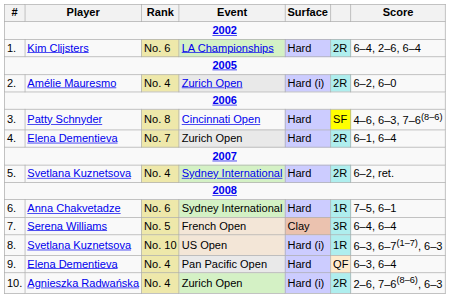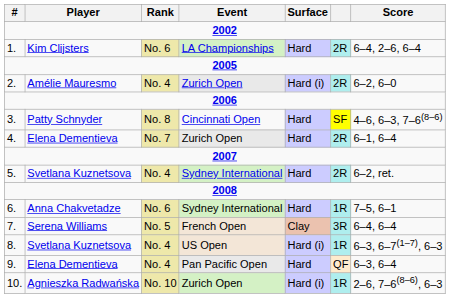(160, 245) No. 10 -> (157, 245) No. 4
(157, 283) No. 4 -> (160, 283) No. 10
(340, 283) 2R -> (340, 283) 1R
